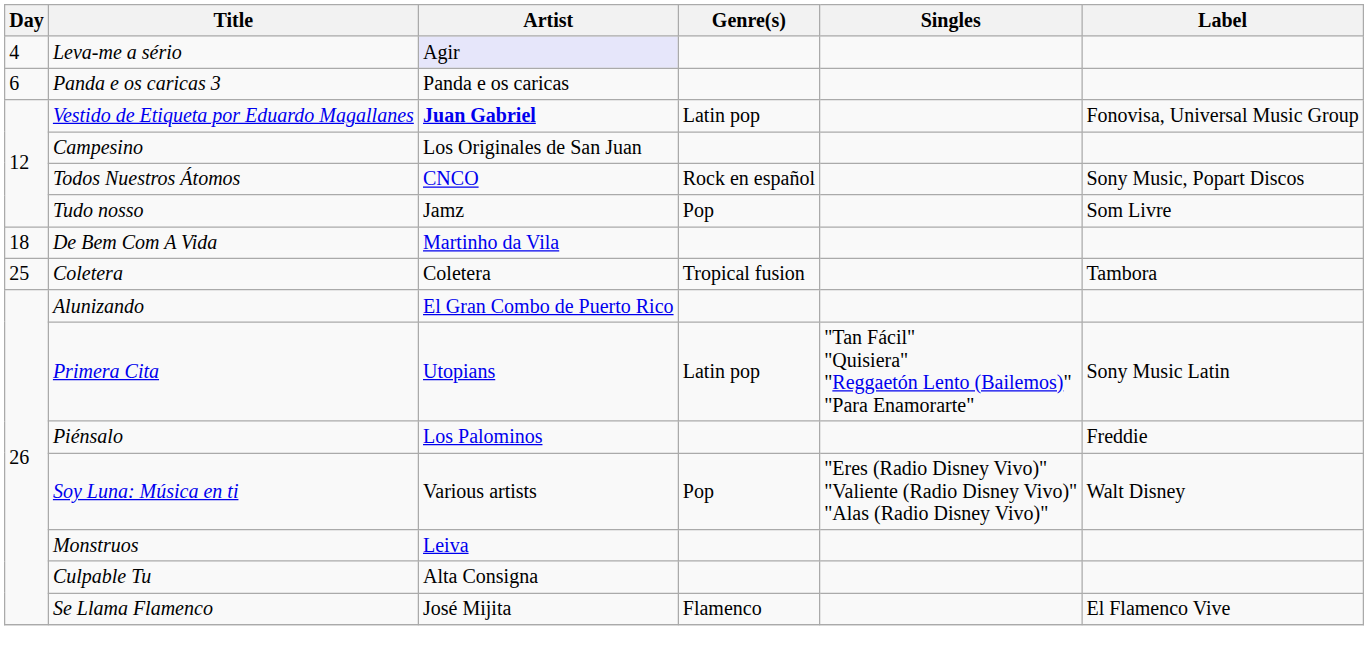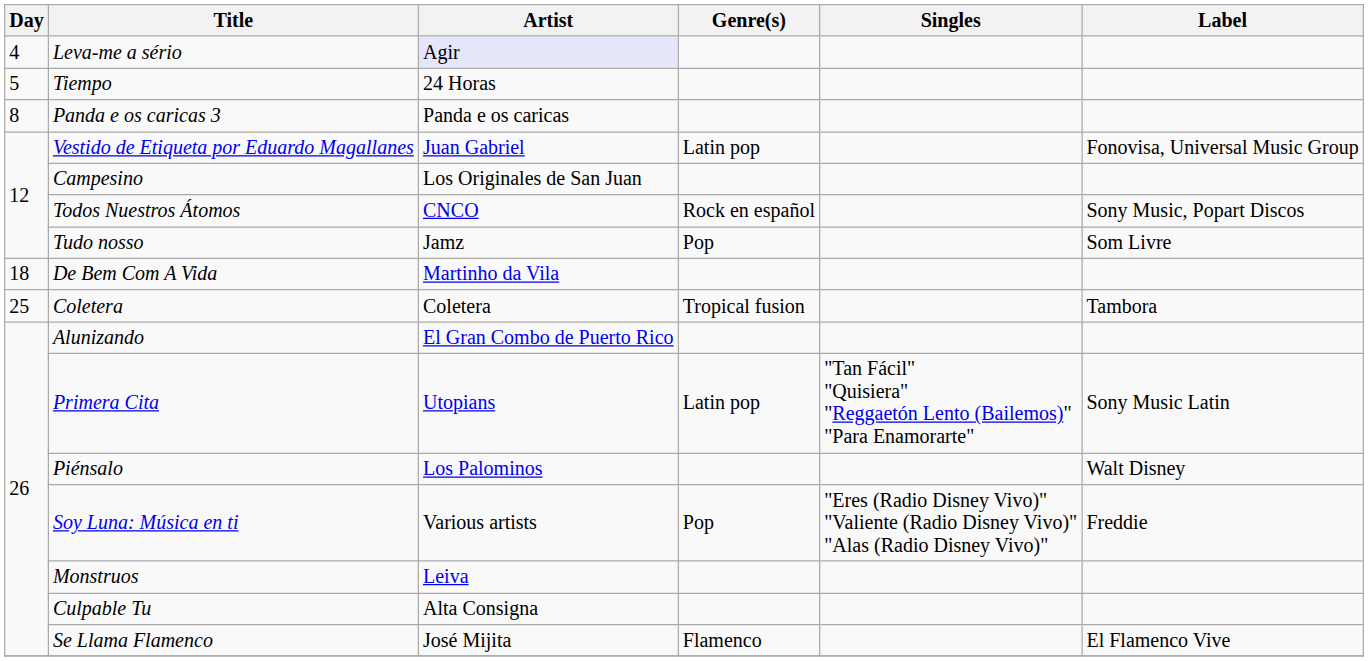+ row: (82, 83)
(14, 83) 6 -> (14, 115) 8
(479, 115) bold -> (474, 147) normal
(1117, 436) Freddie -> (1136, 468) Walt Disney
(1136, 490) Walt Disney -> (1117, 522) Freddie
